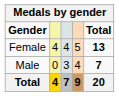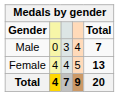rows swapped: (27, 65) <-> (27, 48)
